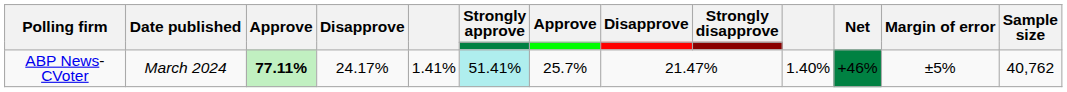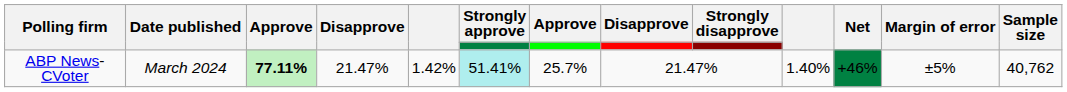(362, 69) 24.17% -> (362, 69) 21.47%
(434, 69) 1.41% -> (434, 69) 1.42%
